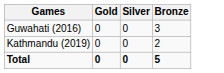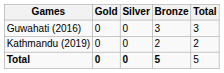+ column: (205, 12)
